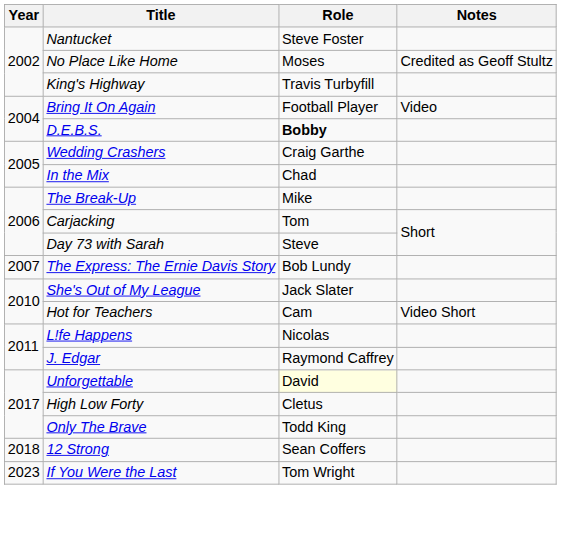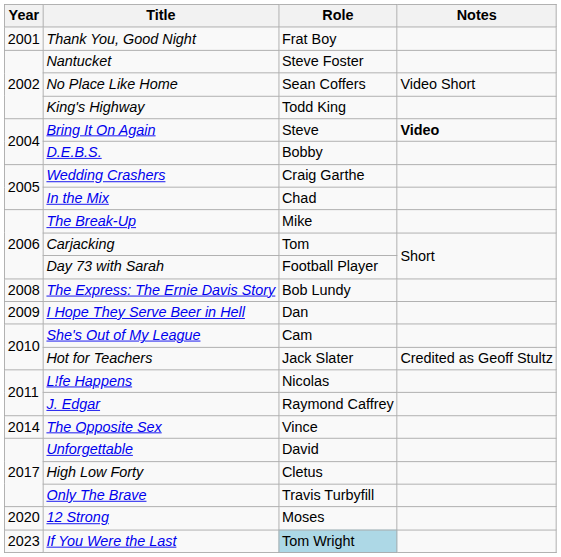+ row: (121, 38)
(303, 61) Moses -> (324, 84) Sean Coffers
(477, 61) Credited as Geoff Stultz -> (438, 84) Video Short
(328, 84) Travis Turbyfill -> (314, 107) Todd King
(330, 107) Football Player -> (300, 130) Steve
(419, 107) normal -> (420, 130) bold
(304, 130) bold -> (302, 152) normal
(300, 244) Steve -> (330, 267) Football Player
(24, 267) 2007 -> (24, 289) 2008
+ row: (146, 312)
(318, 289) Jack Slater -> (297, 335) Cam
(297, 312) Cam -> (318, 358) Jack Slater
(438, 312) Video Short -> (477, 358) Credited as Geoff Stultz
+ row: (104, 426)
(300, 381) lightyellow background -> (300, 449) no background
(314, 426) Todd King -> (328, 495) Travis Turbyfill
(24, 449) 2018 -> (24, 518) 2020
(324, 449) Sean Coffers -> (303, 518) Moses
(318, 472) no background -> (318, 541) lightblue background
